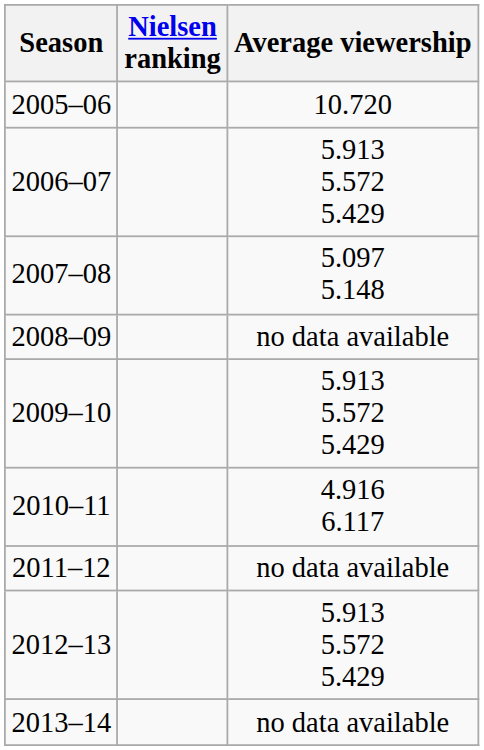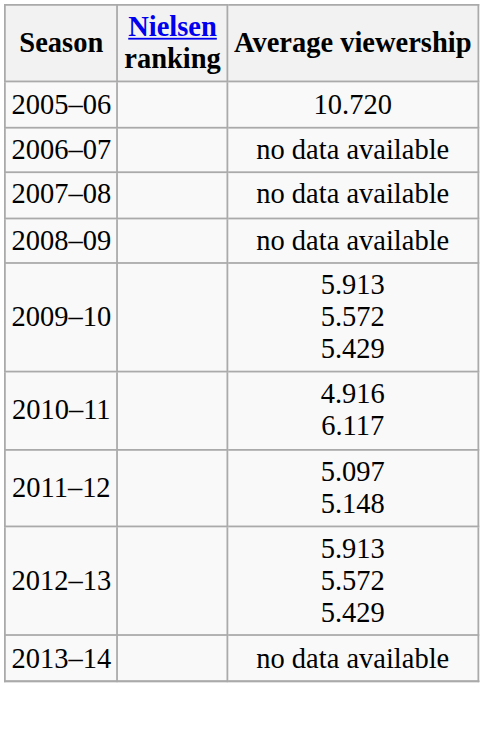(353, 181) 5.913 5.572 5.429 -> (353, 149) no data available
(353, 274) 5.097 5.148 -> (353, 194) no data available
(353, 567) no data available -> (353, 487) 5.097 5.148
